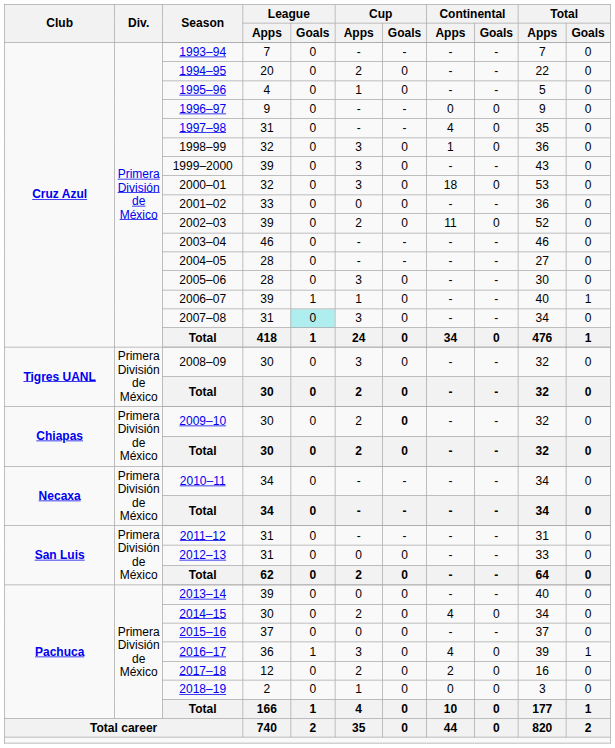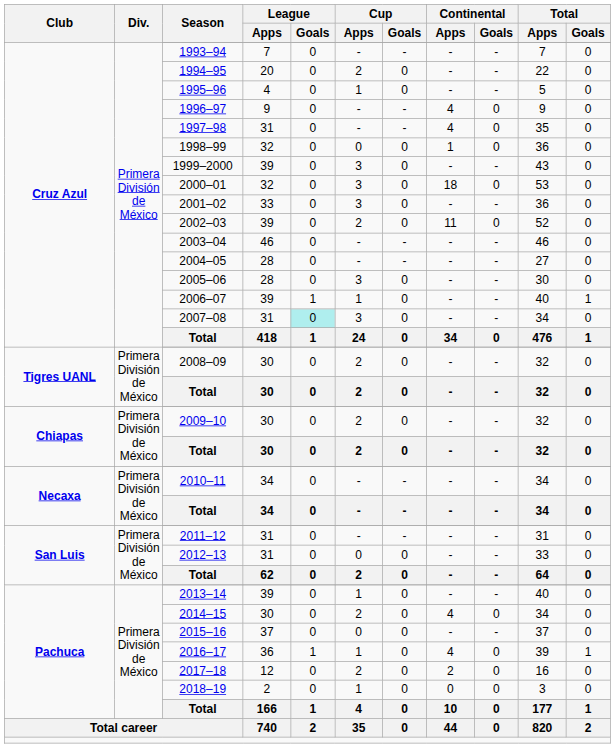(450, 109) 0 -> (450, 109) 4
(359, 147) 3 -> (359, 147) 0
(359, 204) 0 -> (359, 204) 3
(359, 361) 3 -> (359, 361) 2
(405, 421) bold -> (405, 421) normal
(359, 594) 0 -> (359, 594) 1
(359, 651) 3 -> (359, 651) 1
